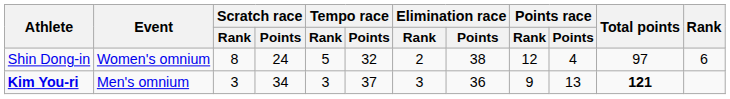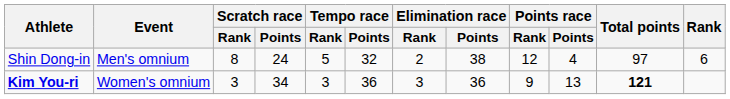(154, 60) Women's omnium -> (143, 60) Men's omnium
(143, 82) Men's omnium -> (154, 82) Women's omnium
(369, 82) 37 -> (369, 82) 36
